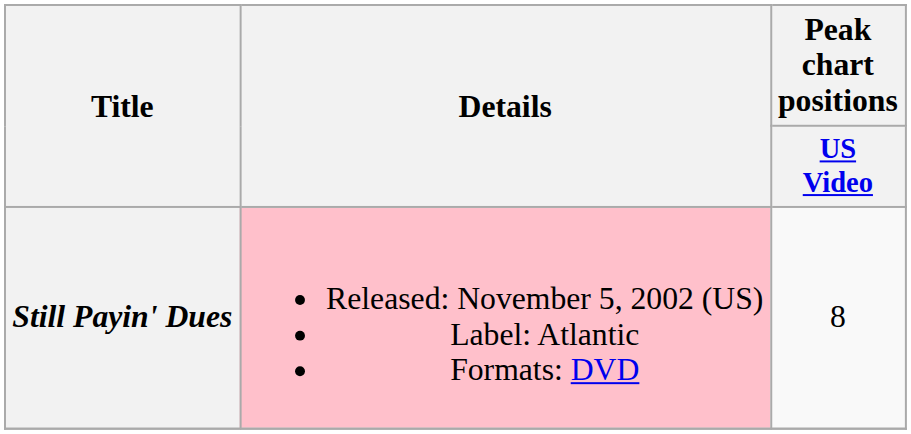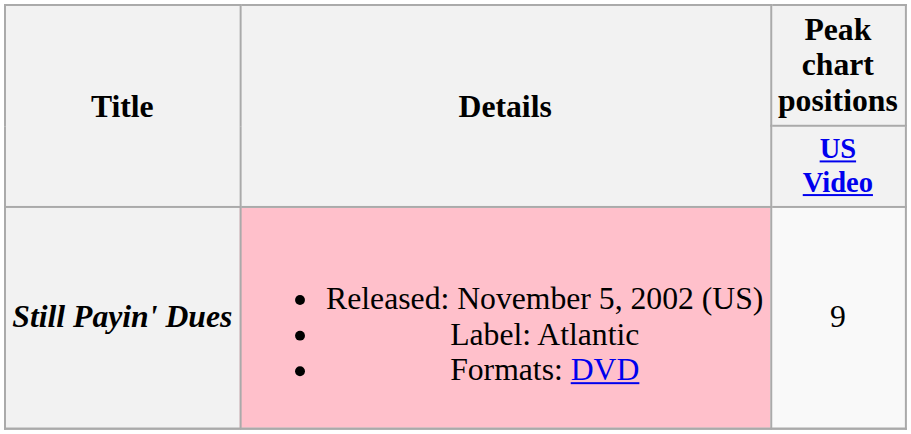(838, 316) 8 -> (838, 316) 9
